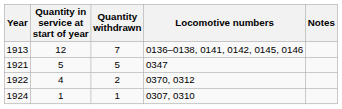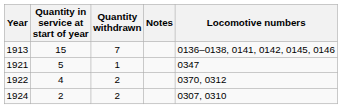columns swapped: (225, 23) <-> (321, 23)
(61, 49) 12 -> (61, 49) 15
(117, 65) 5 -> (117, 65) 1
(61, 96) 1 -> (61, 96) 2
(117, 96) 1 -> (117, 96) 2
